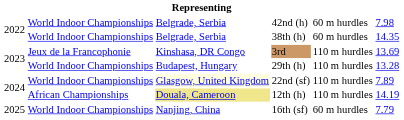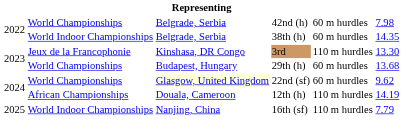(90, 22) World Indoor Championships -> (75, 22) World Championships
(387, 51) 13.69 -> (387, 51) 13.30
(90, 66) World Indoor Championships -> (75, 66) World Championships
(343, 66) 110 m hurdles -> (340, 66) 60 m hurdles
(387, 66) 13.28 -> (387, 66) 13.68
(90, 80) World Indoor Championships -> (75, 80) World Championships
(343, 80) 110 m hurdles -> (340, 80) 60 m hurdles
(385, 80) 7.89 -> (385, 80) 9.62
(196, 95) khaki background -> (196, 95) no background
(340, 109) 60 m hurdles -> (343, 109) 110 m hurdles
